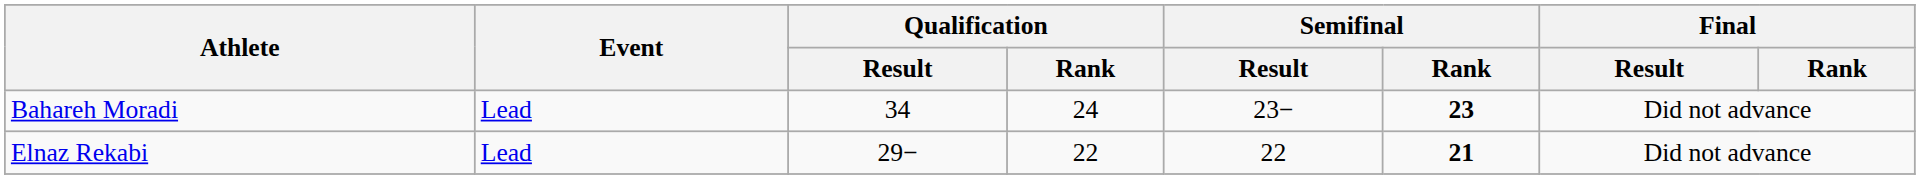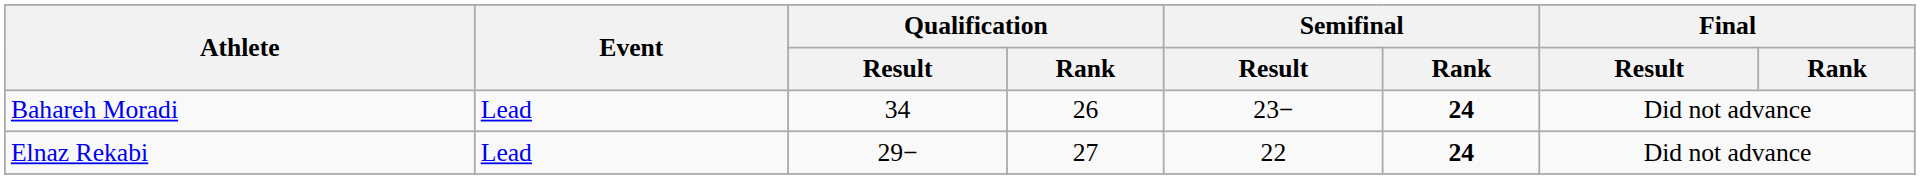(1085, 110) 24 -> (1085, 110) 26
(1461, 110) 23 -> (1461, 110) 24
(1085, 152) 22 -> (1085, 152) 27
(1461, 152) 21 -> (1461, 152) 24
